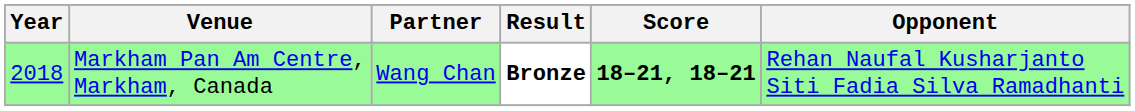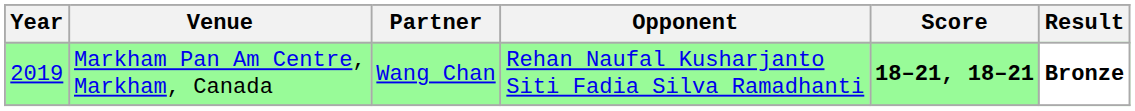columns swapped: (945, 23) <-> (546, 23)
(37, 74) 2018 -> (37, 74) 2019
